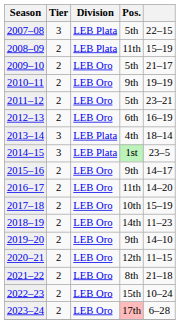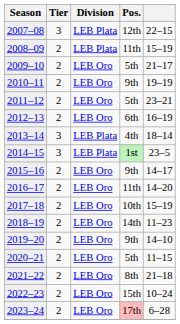(132, 30) 5th -> (132, 30) 12th
(132, 257) 12th -> (132, 257) 5th
